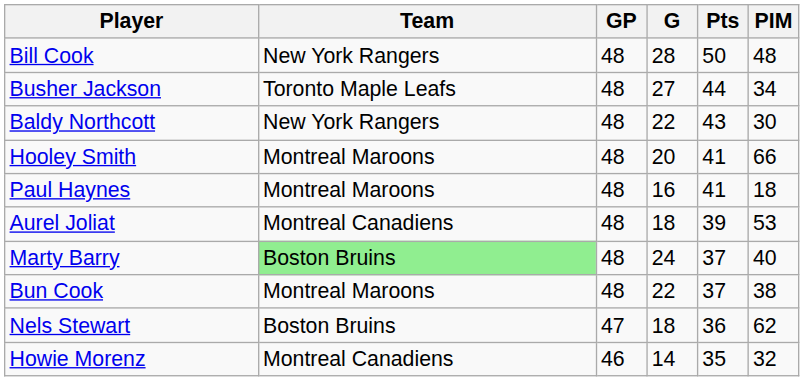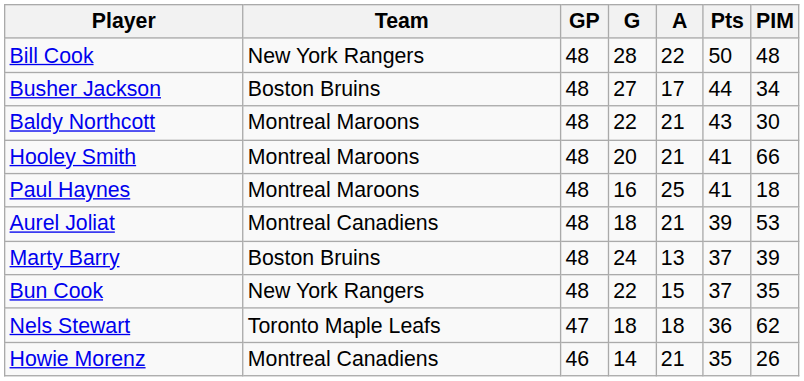+ column: (680, 21)
(359, 88) Toronto Maple Leafs -> (314, 88) Boston Bruins
(351, 122) New York Rangers -> (334, 122) Montreal Maroons
(329, 257) lightgreen background -> (314, 257) no background
(765, 257) 40 -> (768, 257) 39
(349, 291) Montreal Maroons -> (336, 291) New York Rangers
(765, 291) 38 -> (768, 291) 35
(329, 325) Boston Bruins -> (344, 325) Toronto Maple Leafs
(765, 358) 32 -> (768, 358) 26
